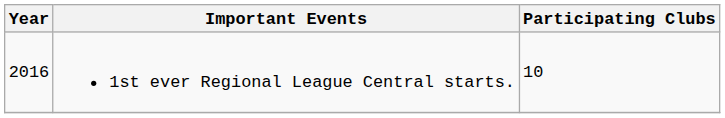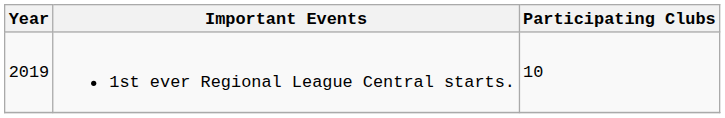(29, 73) 2016 -> (29, 73) 2019
